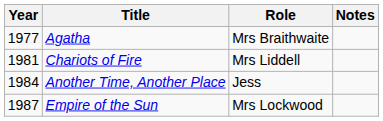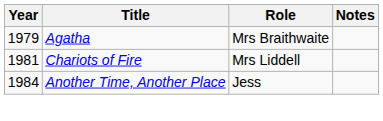(23, 37) 1977 -> (23, 37) 1979
- row: (102, 104)
